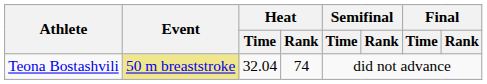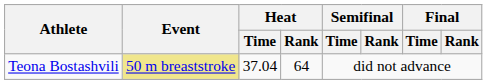(260, 67) 32.04 -> (260, 67) 37.04
(301, 67) 74 -> (301, 67) 64
